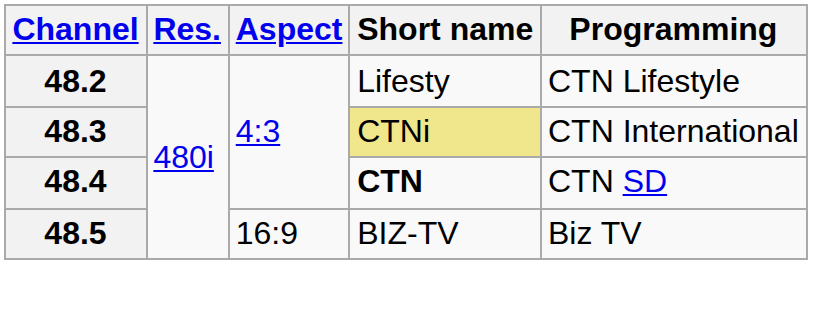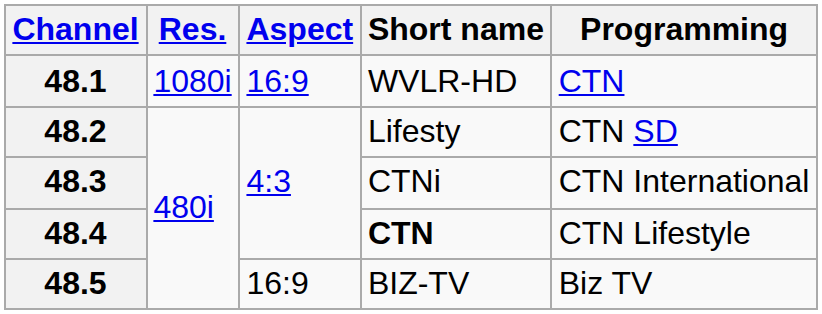+ row: (75, 80)
(644, 80) CTN Lifestyle -> (618, 131) CTN SD
(394, 131) khaki background -> (404, 182) no background
(608, 182) CTN SD -> (655, 232) CTN Lifestyle
